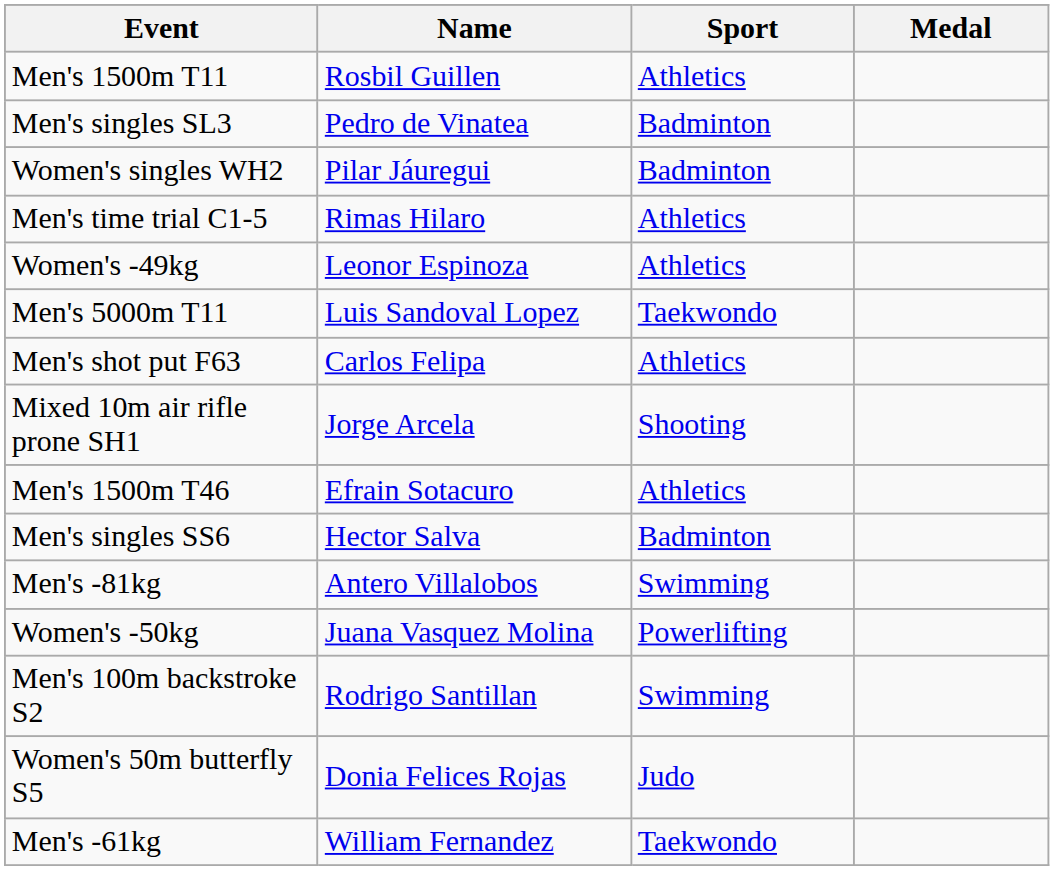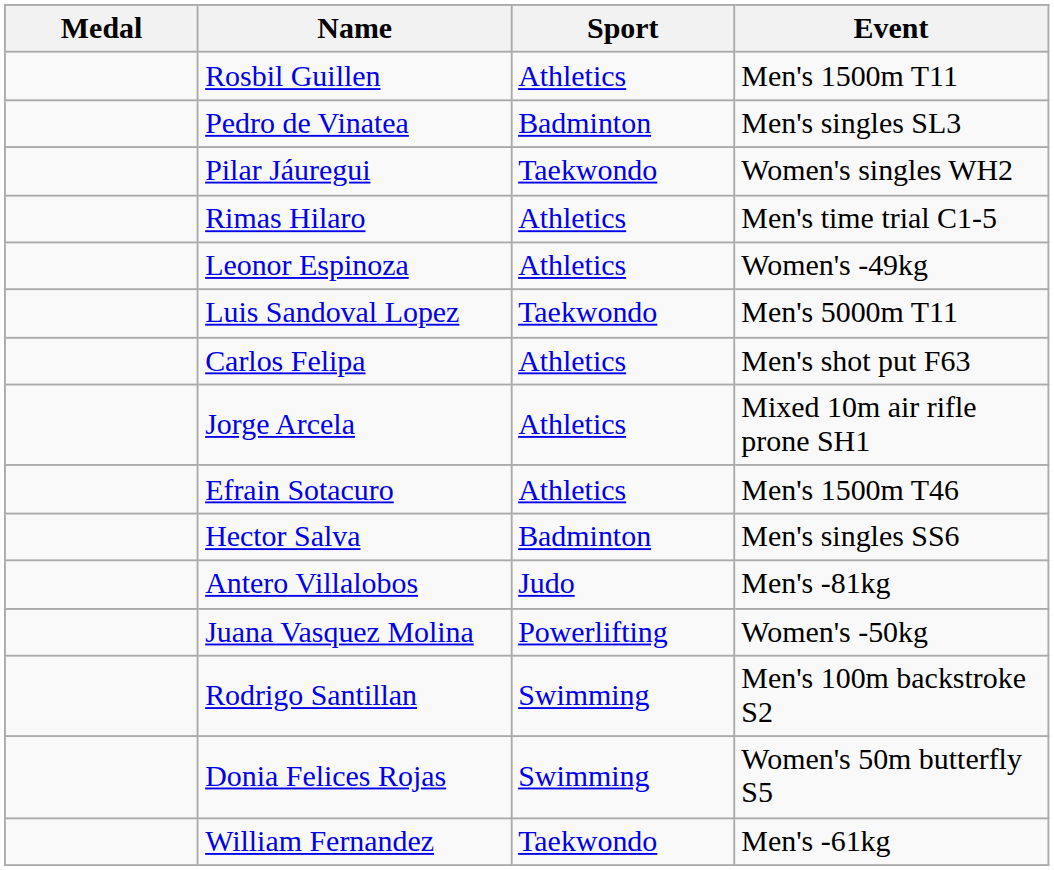columns swapped: (951, 28) <-> (161, 28)
(704, 170) Badminton -> (588, 170) Taekwondo
(692, 424) Shooting -> (572, 424) Athletics
(703, 583) Swimming -> (546, 583) Judo
(666, 776) Judo -> (584, 776) Swimming
